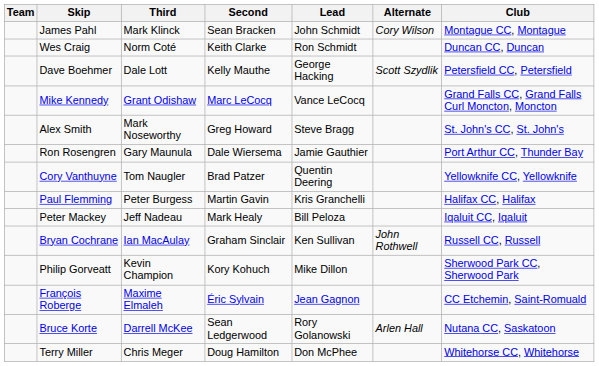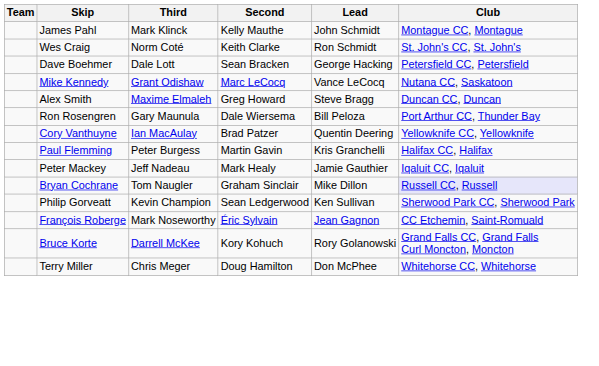- column: (407, 13)
(241, 30) Sean Bracken -> (252, 30) Kelly Mauthe
(494, 47) Duncan CC, Duncan -> (461, 47) St. John's CC, St. John's
(239, 71) Kelly Mauthe -> (255, 64) Sean Bracken
(513, 100) Grand Falls CC, Grand Falls Curl Moncton, Moncton -> (457, 82) Nutana CC, Saskatoon
(152, 130) Mark Noseworthy -> (171, 99) Maxime Elmaleh
(504, 130) St. John's CC, St. John's -> (451, 99) Duncan CC, Duncan
(331, 153) Jamie Gauthier -> (339, 116) Bill Peloza
(154, 176) Tom Naugler -> (164, 133) Ian MacAulay
(320, 217) Bill Peloza -> (351, 168) Jamie Gauthier
(157, 240) Ian MacAulay -> (162, 185) Tom Naugler
(324, 240) Ken Sullivan -> (341, 185) Mike Dillon
(492, 240) no background -> (449, 185) lavender background
(238, 270) Kory Kohuch -> (265, 202) Sean Ledgerwood
(321, 270) Mike Dillon -> (344, 202) Ken Sullivan
(143, 299) Maxime Elmaleh -> (173, 220) Mark Noseworthy
(237, 329) Sean Ledgerwood -> (252, 243) Kory Kohuch
(500, 329) Nutana CC, Saskatoon -> (470, 243) Grand Falls CC, Grand Falls Curl Moncton, Moncton
